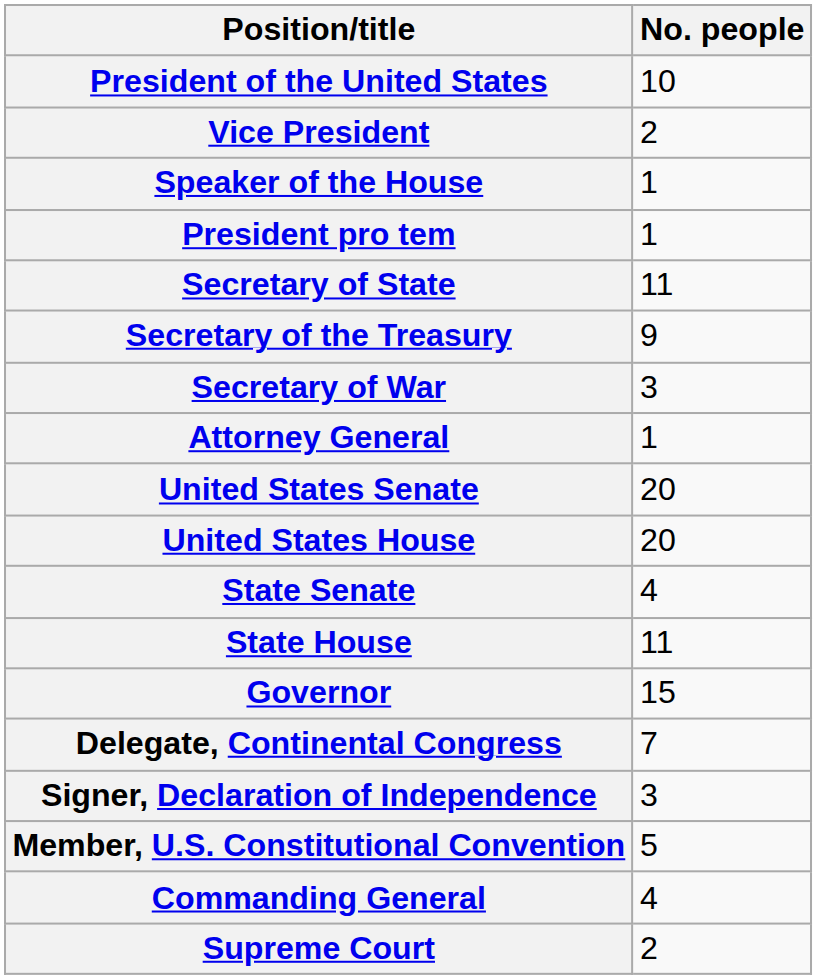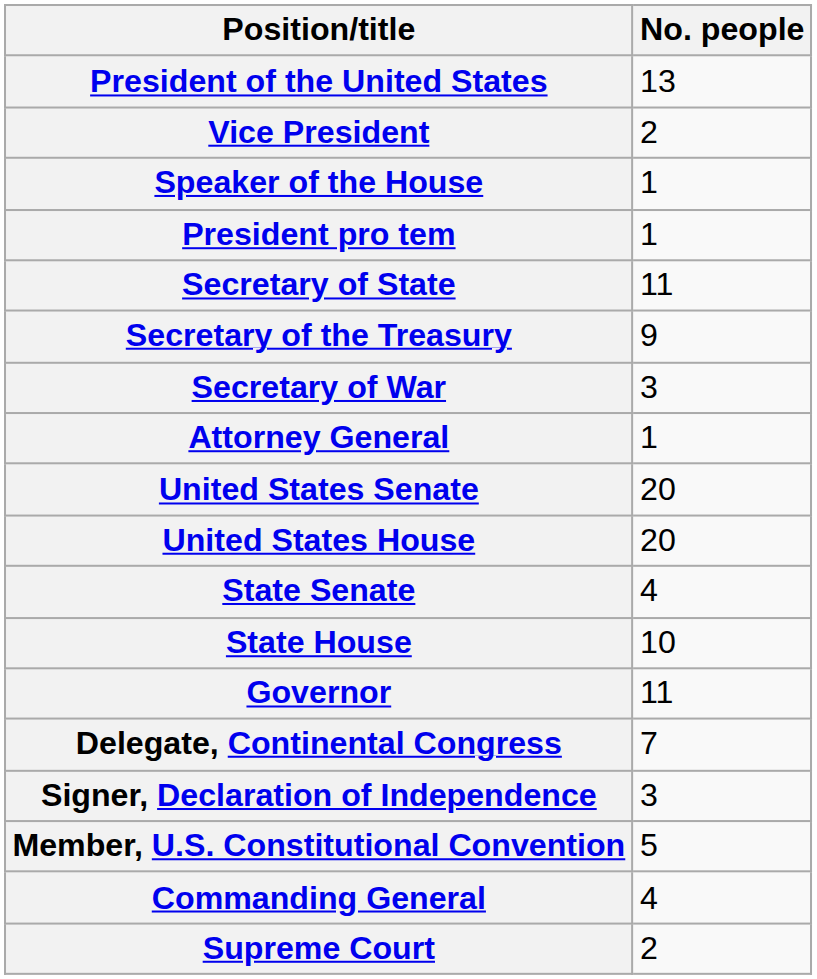(658, 81) 10 -> (658, 81) 13
(657, 642) 11 -> (658, 642) 10
(658, 693) 15 -> (657, 693) 11
